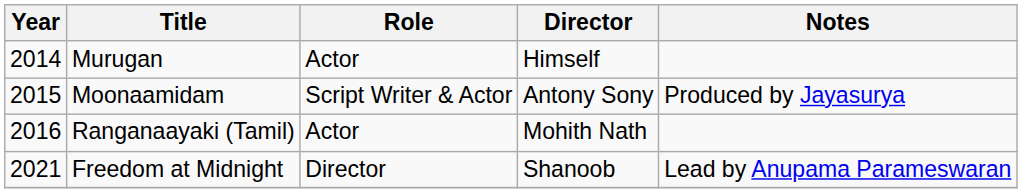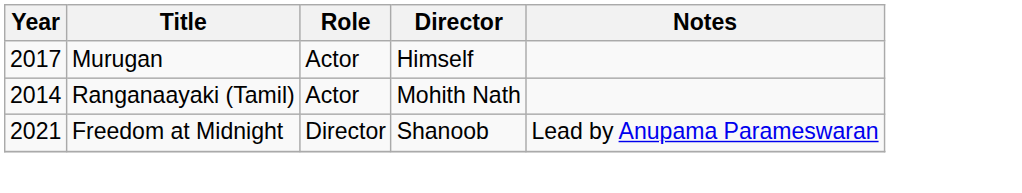(36, 59) 2014 -> (36, 59) 2017
- row: (148, 95)
(36, 132) 2016 -> (36, 95) 2014
